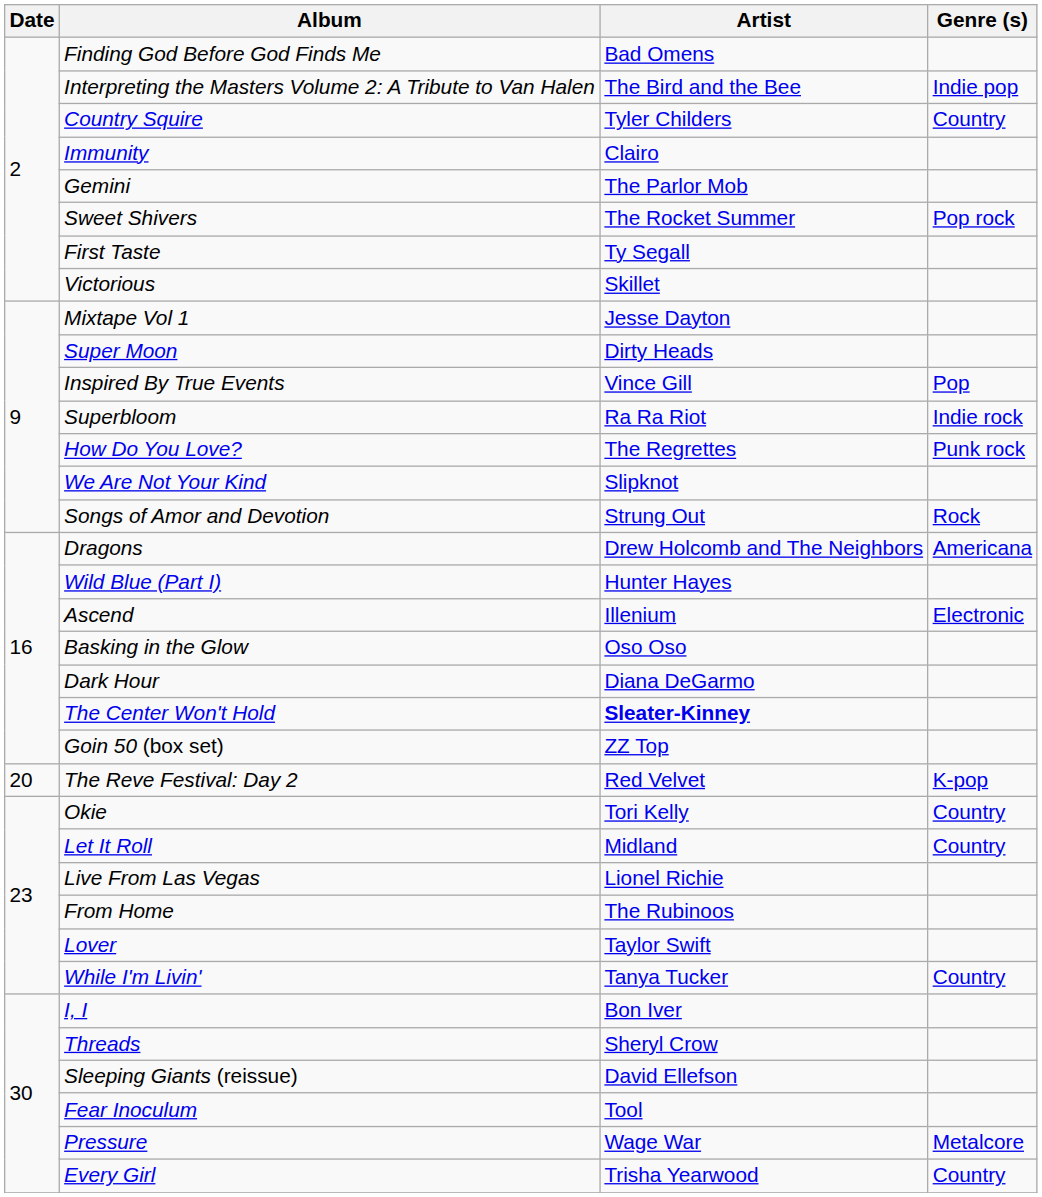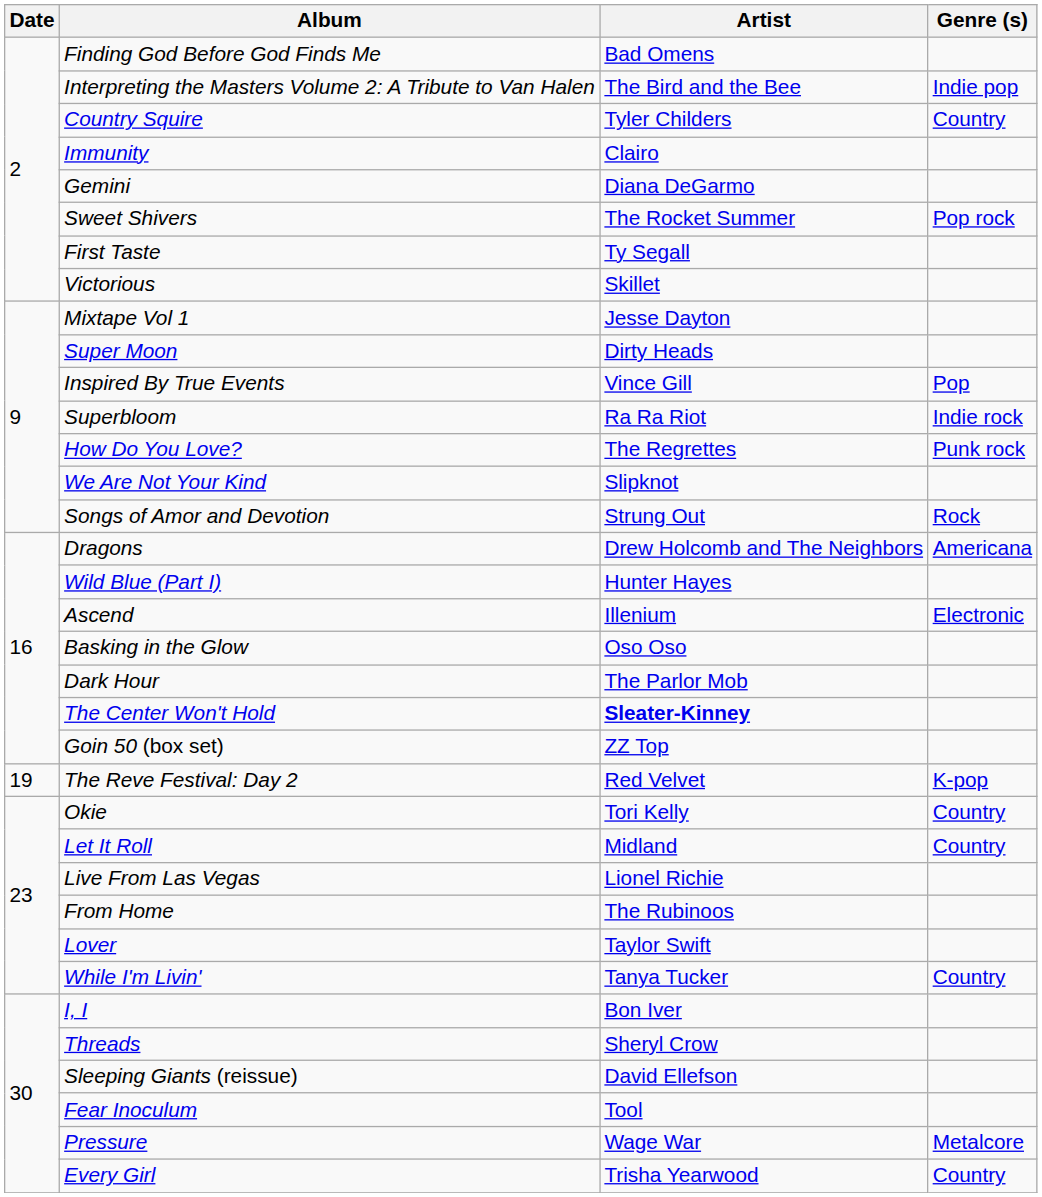(676, 185) The Parlor Mob -> (680, 185) Diana DeGarmo
(680, 680) Diana DeGarmo -> (676, 680) The Parlor Mob
(21, 779) 20 -> (21, 779) 19
